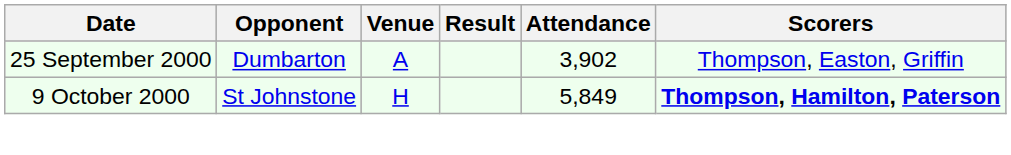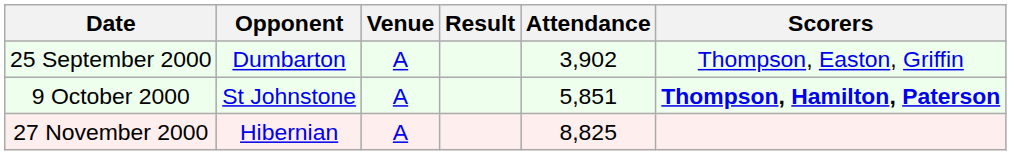(401, 96) H -> (401, 96) A
(588, 96) 5,849 -> (588, 96) 5,851
+ row: (111, 132)
